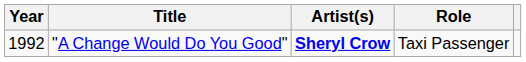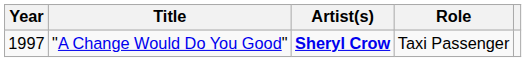(26, 43) 1992 -> (26, 43) 1997
